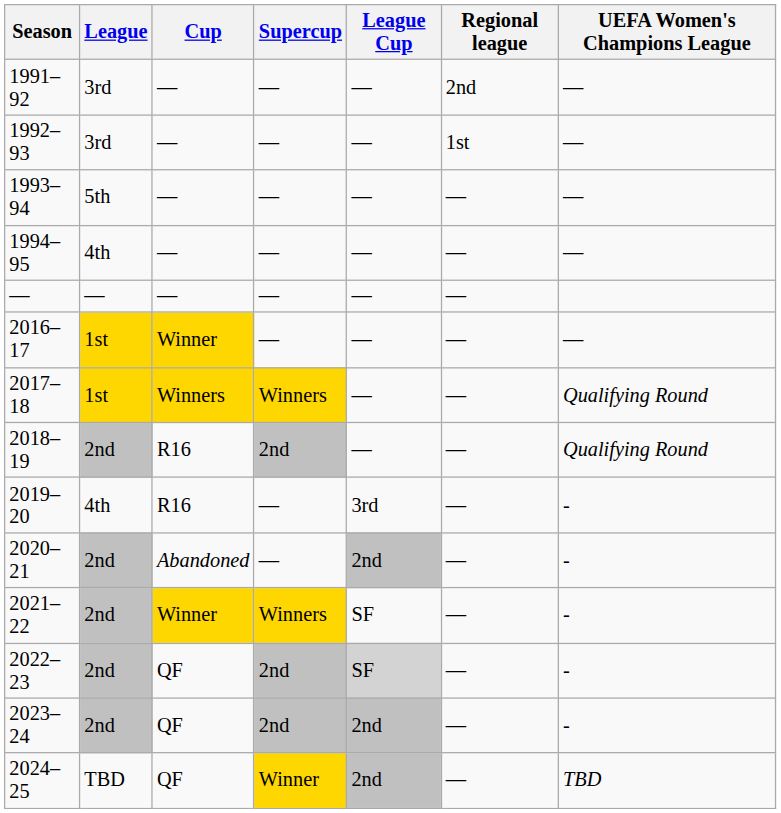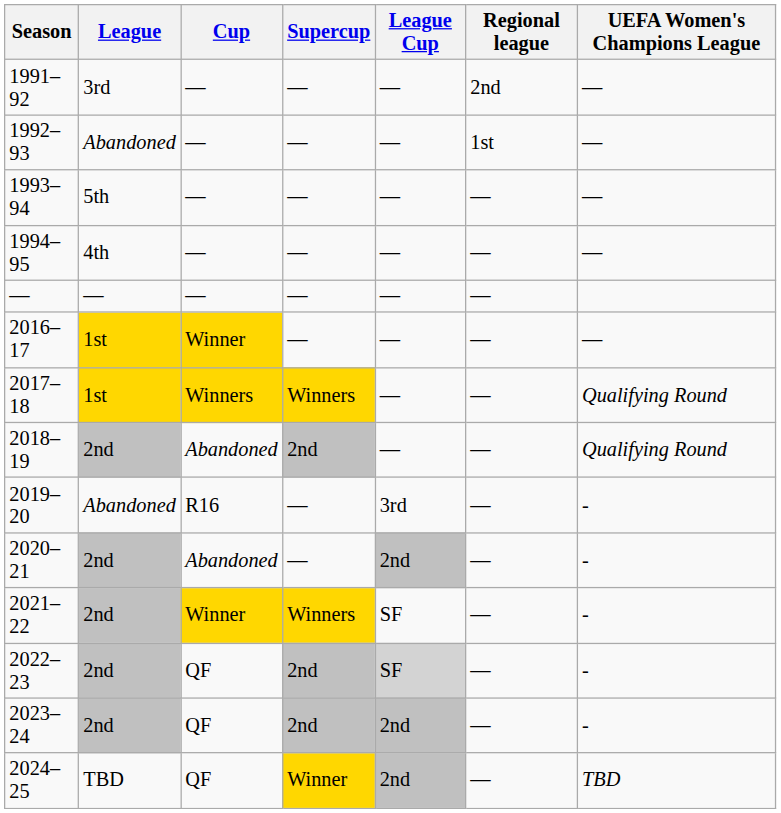(98, 142) 3rd -> (130, 142) Abandoned
(174, 449) R16 -> (231, 449) Abandoned
(97, 504) 4th -> (130, 504) Abandoned
